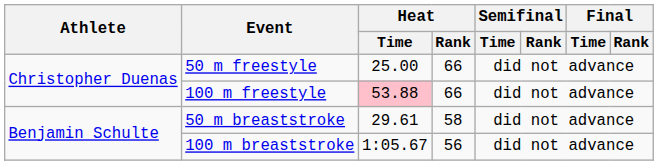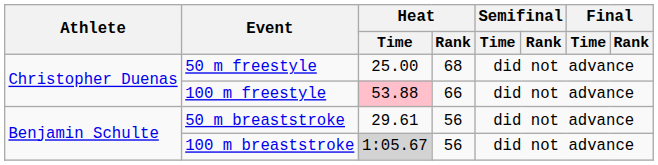(453, 67) 66 -> (453, 67) 68
(453, 120) 58 -> (453, 120) 56
(395, 146) no background -> (395, 146) lightgrey background
